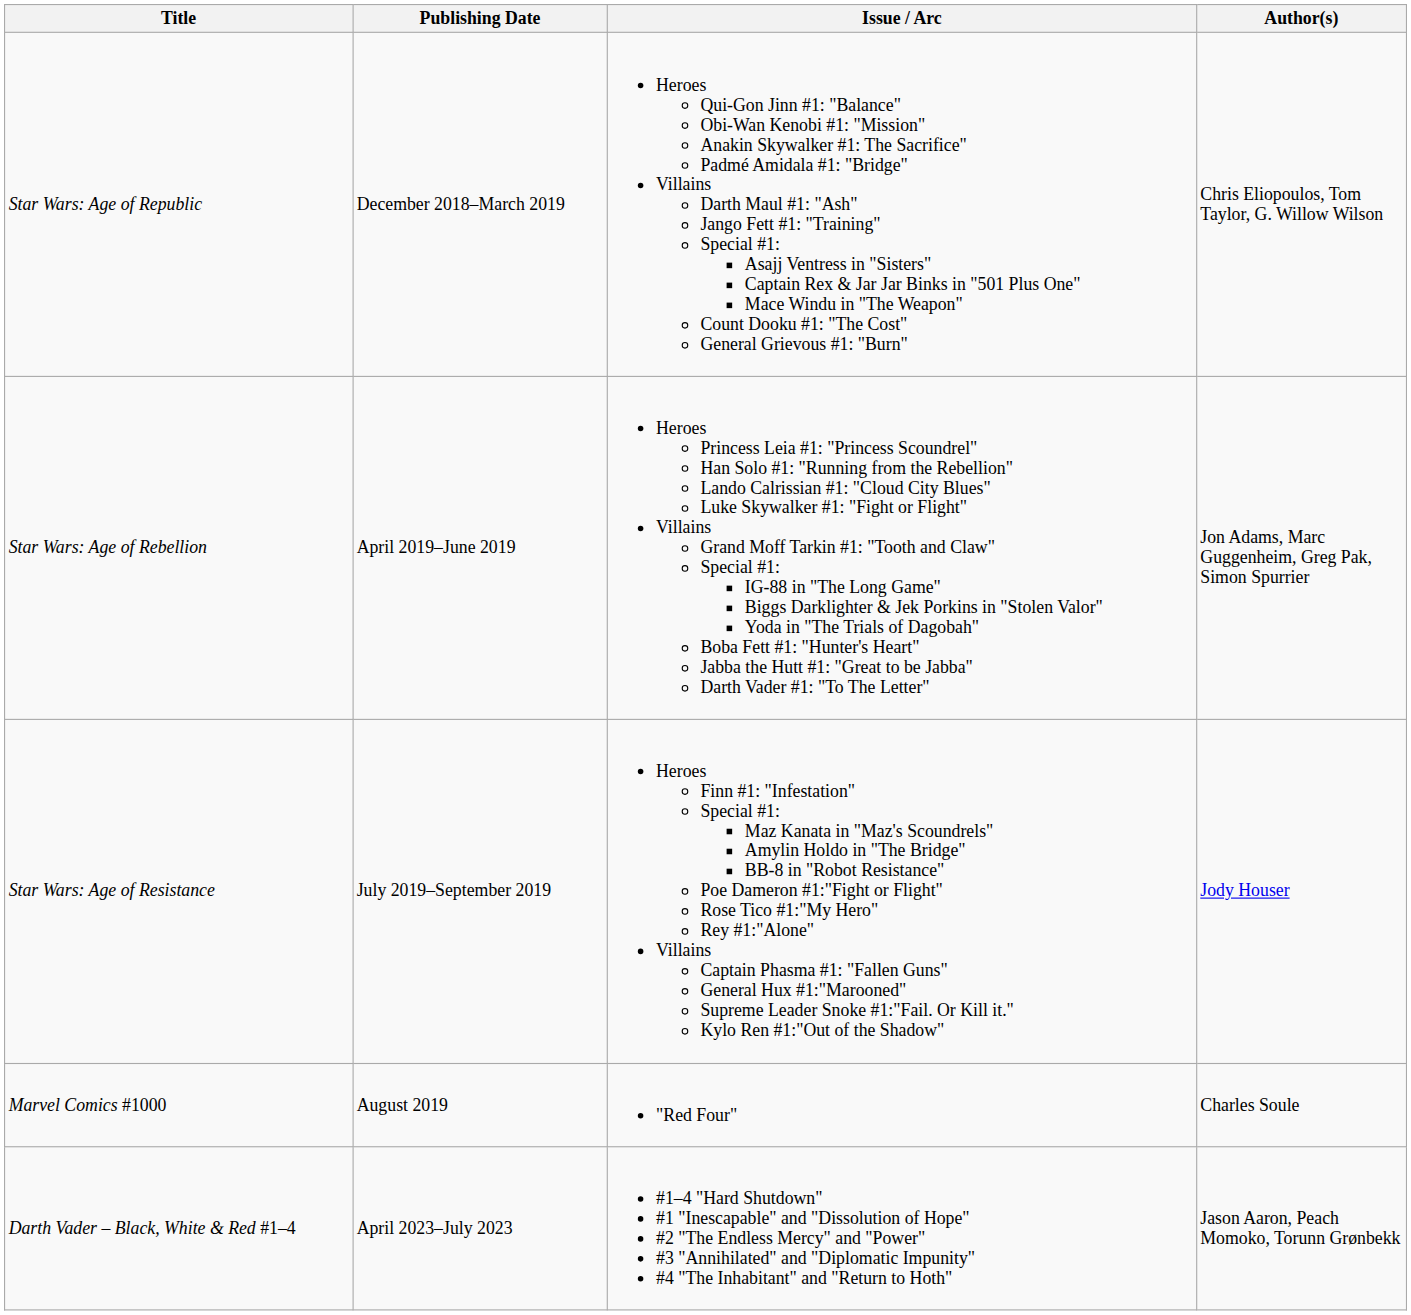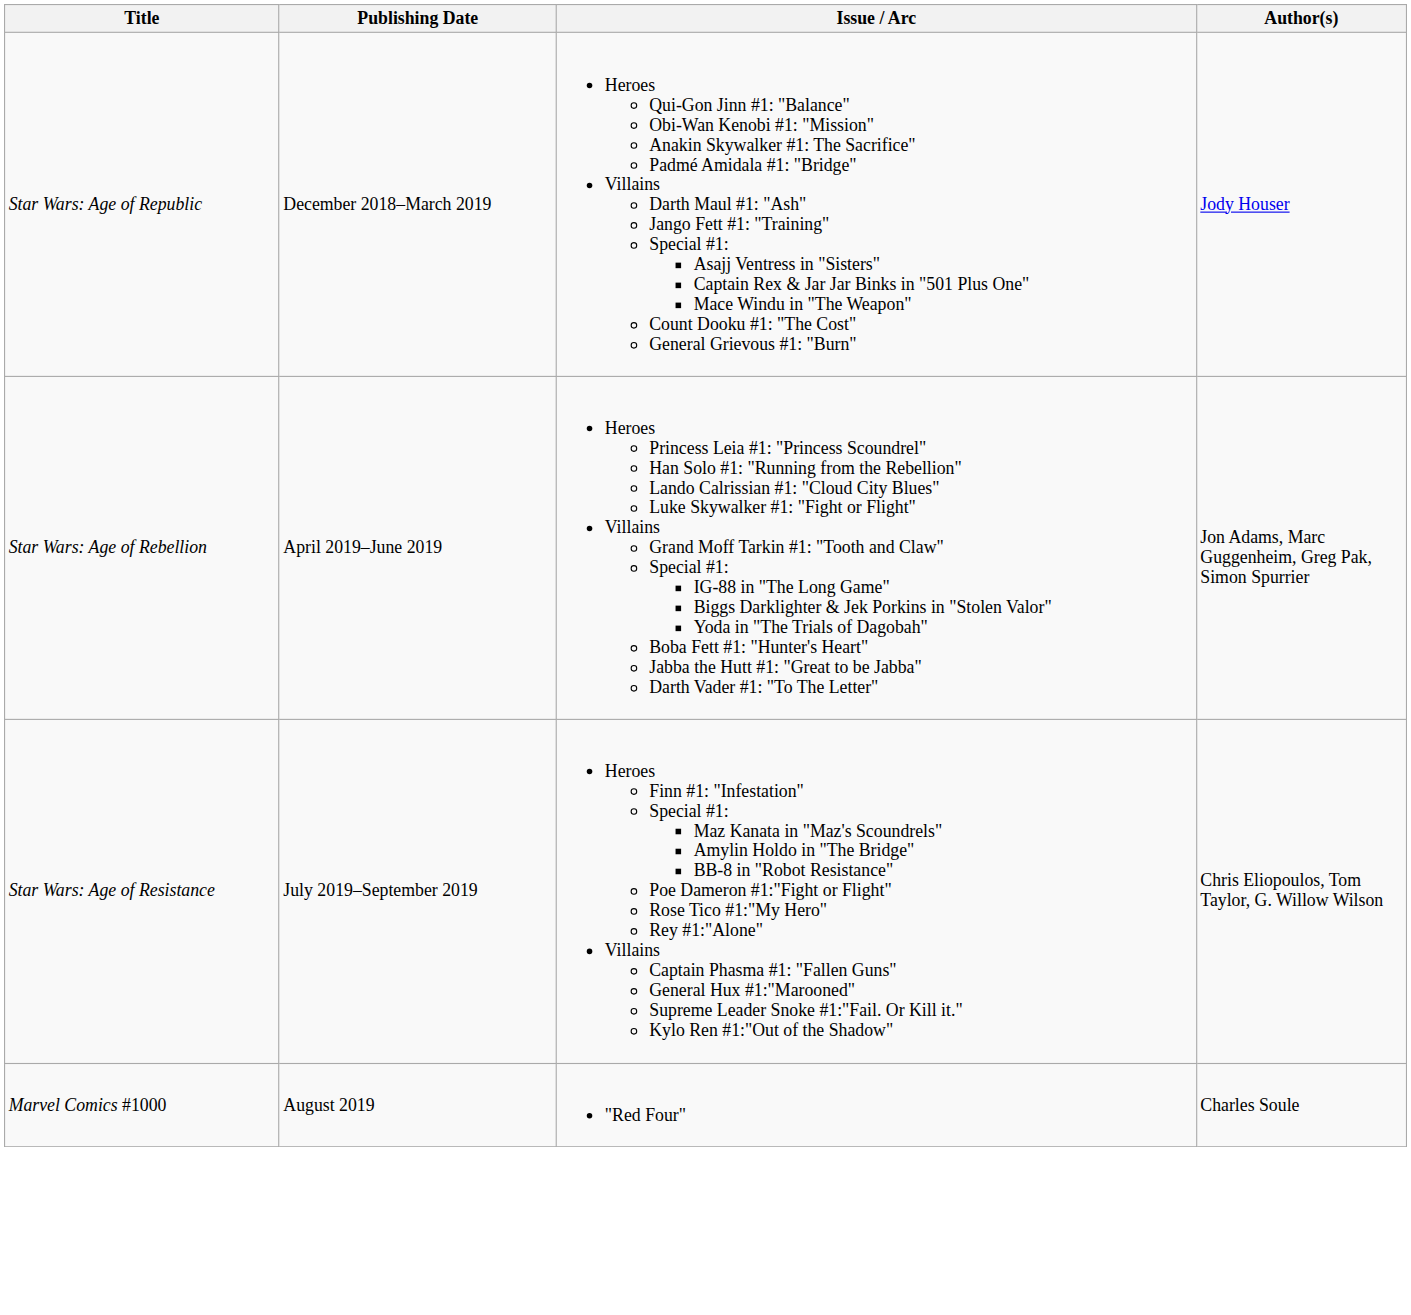(1292, 204) Chris Eliopoulos, Tom Taylor, G. Willow Wilson -> (1245, 204) Jody Houser
(1245, 891) Jody Houser -> (1292, 891) Chris Eliopoulos, Tom Taylor, G. Willow Wilson
- row: (152, 1228)
